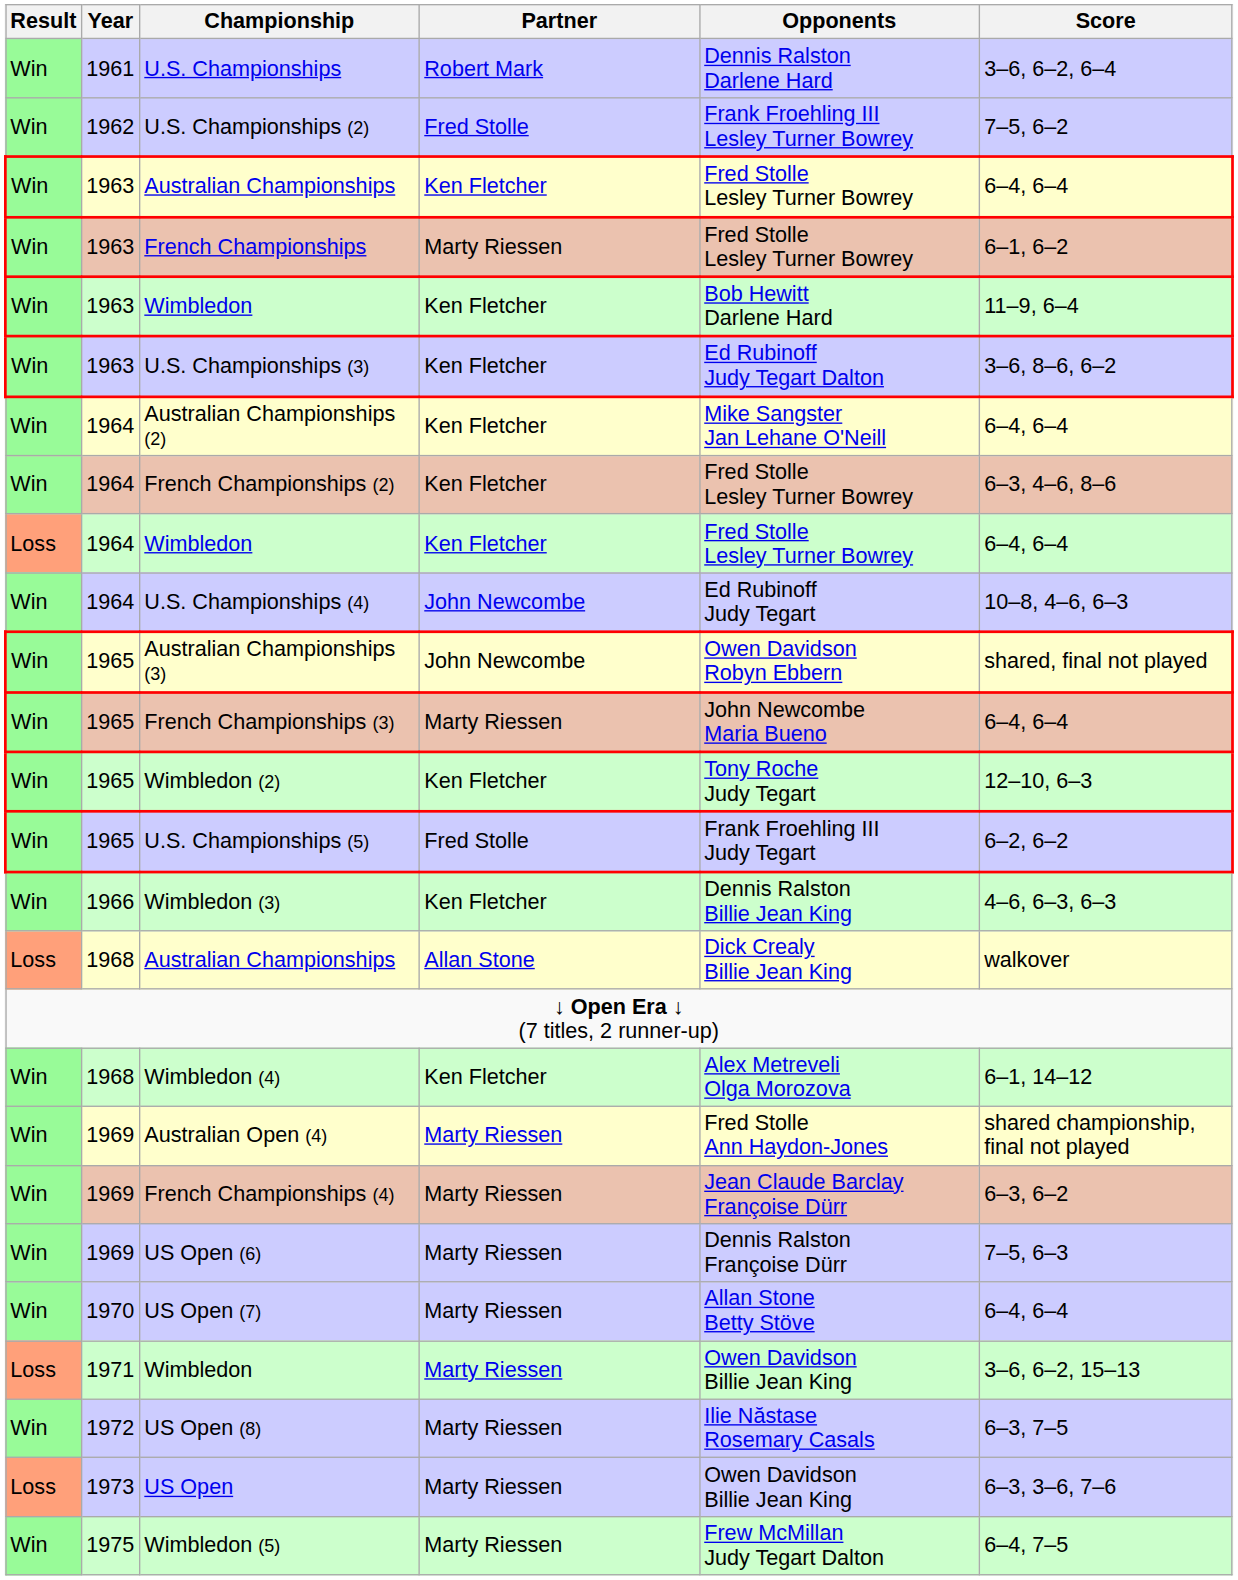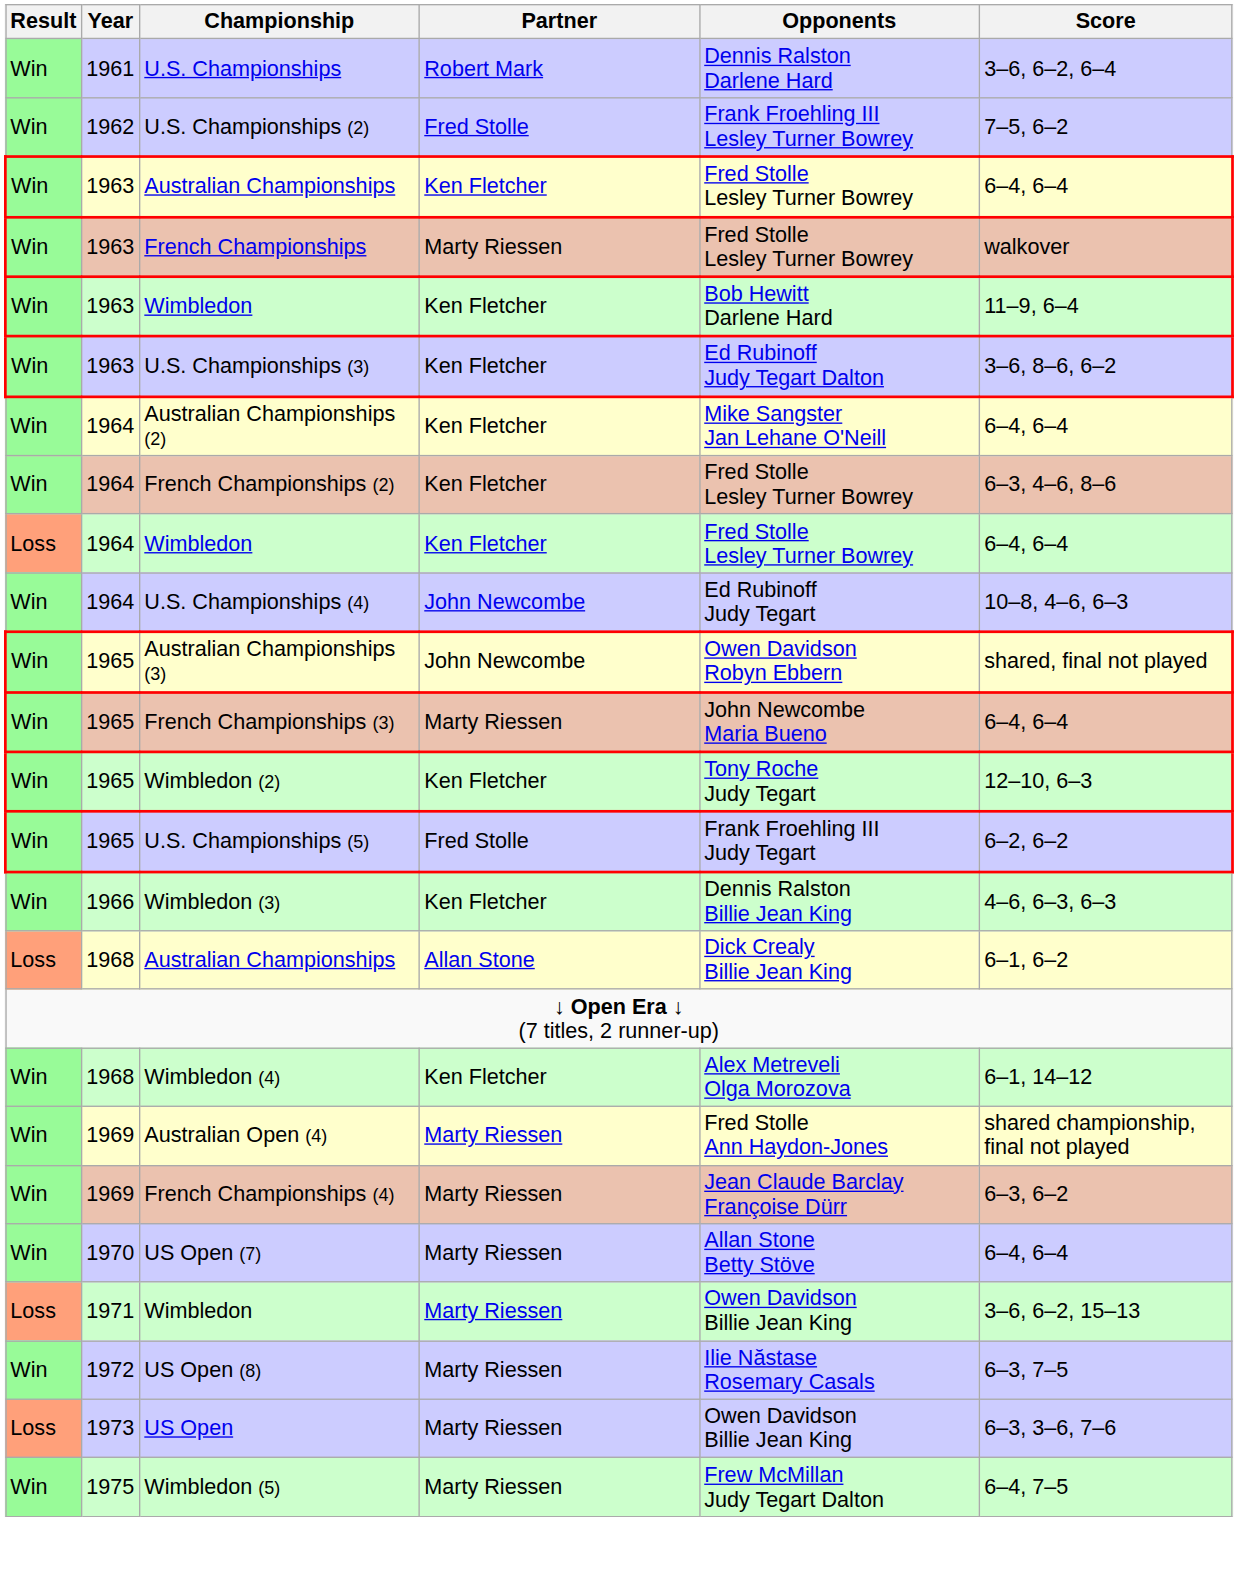(1026, 246) 6–1, 6–2 -> (1027, 246) walkover
(1027, 959) walkover -> (1026, 959) 6–1, 6–2
- row: (110, 1252)
